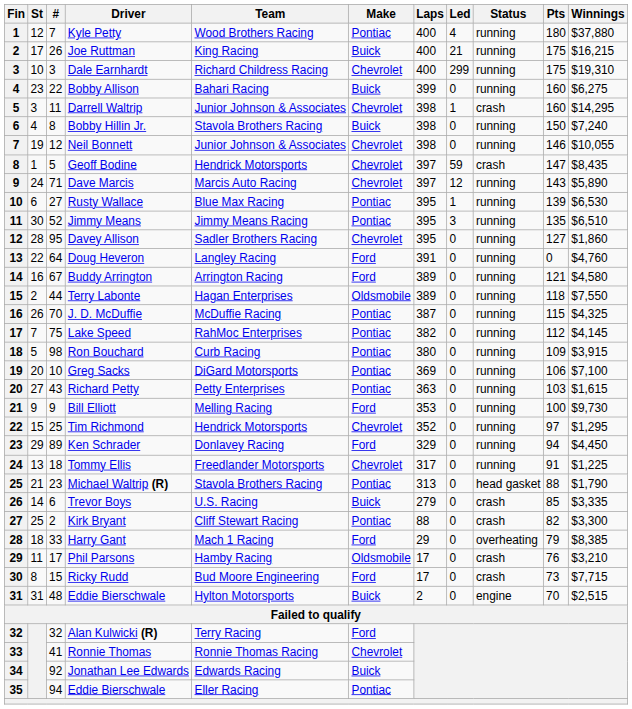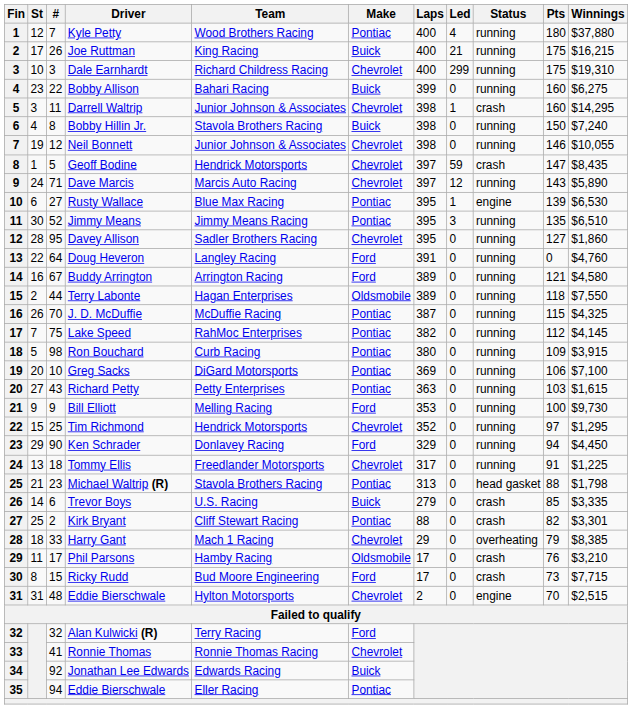(496, 202) running -> (494, 202) engine
(56, 446) 89 -> (56, 446) 90
(589, 483) $1,790 -> (589, 483) $1,798
(589, 521) $3,300 -> (589, 521) $3,301
(364, 539) Ford -> (377, 539) Chevrolet
(366, 596) Buick -> (377, 596) Chevrolet
